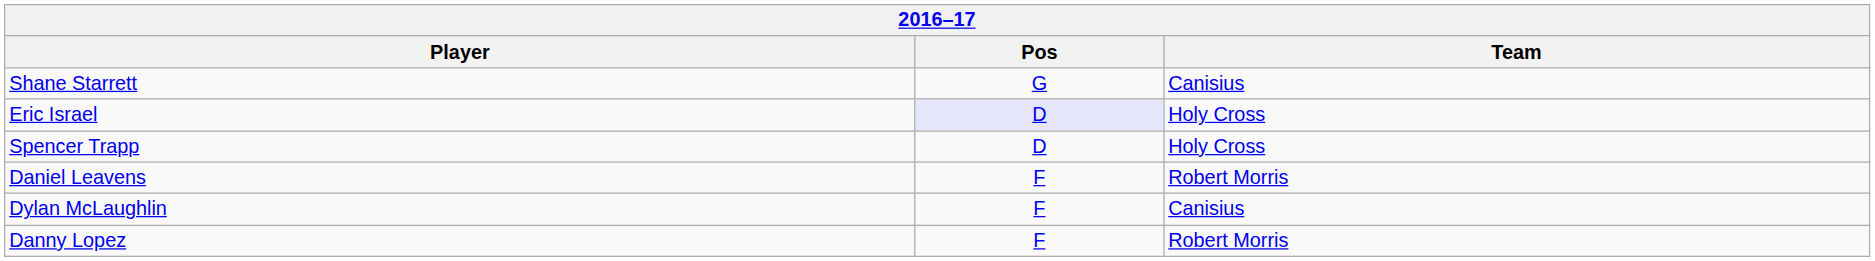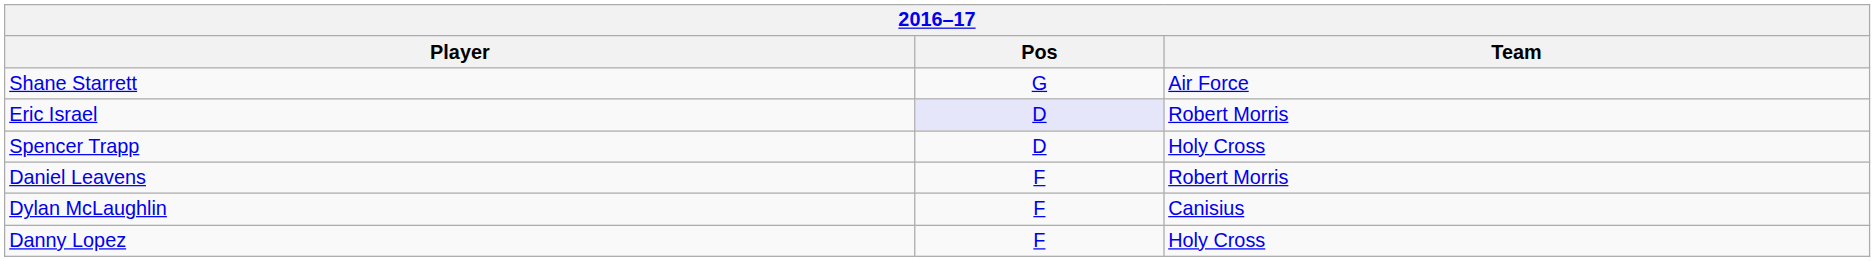(1206, 83) Canisius -> (1208, 83) Air Force
(1217, 114) Holy Cross -> (1228, 114) Robert Morris
(1228, 240) Robert Morris -> (1217, 240) Holy Cross
